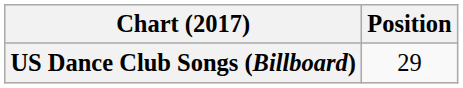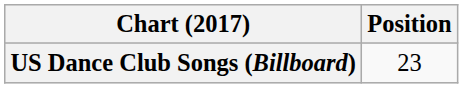(409, 62) 29 -> (409, 62) 23
